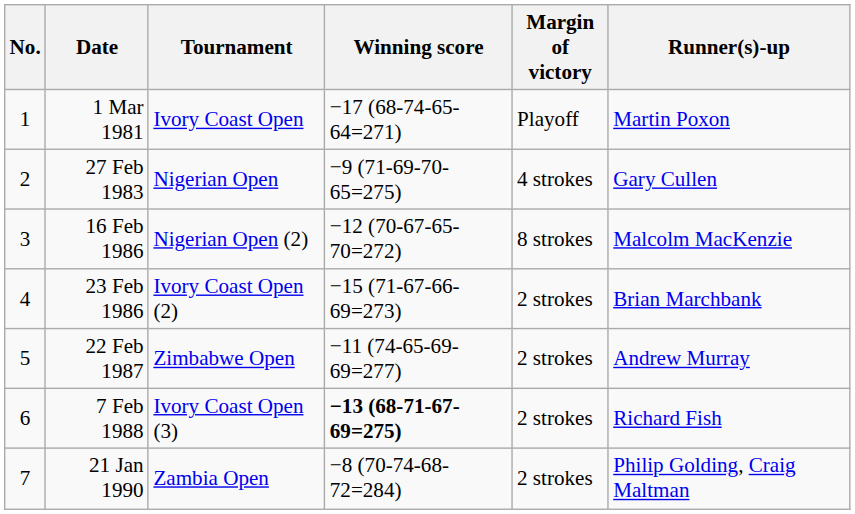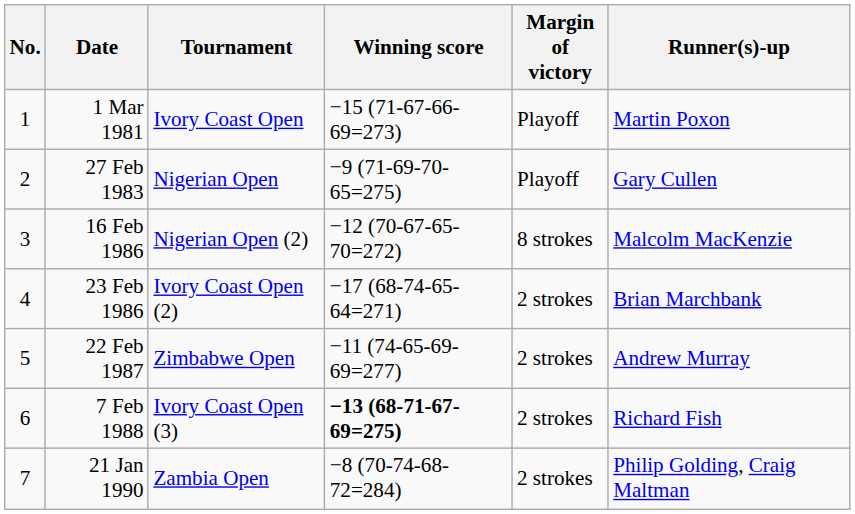(395, 119) −17 (68-74-65-64=271) -> (395, 119) −15 (71-67-66-69=273)
(555, 179) 4 strokes -> (548, 179) Playoff
(395, 299) −15 (71-67-66-69=273) -> (395, 299) −17 (68-74-65-64=271)
